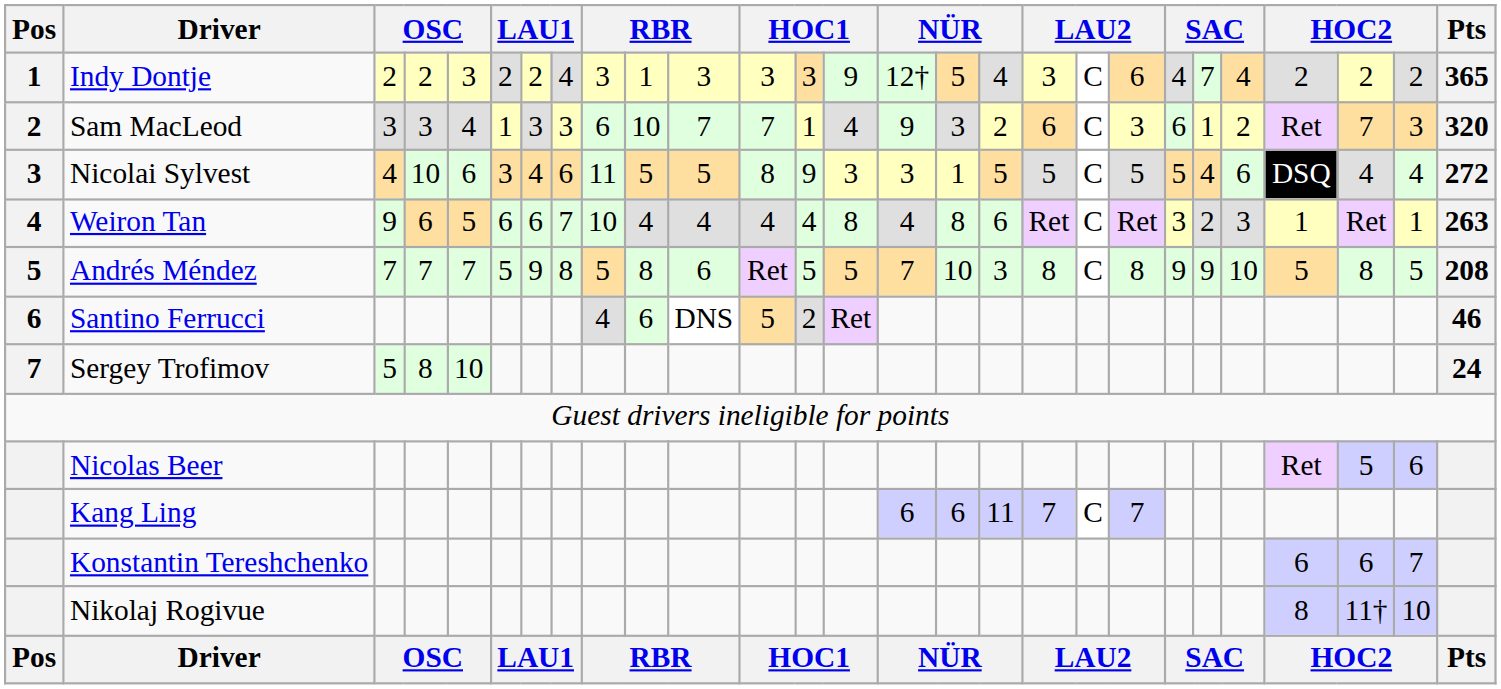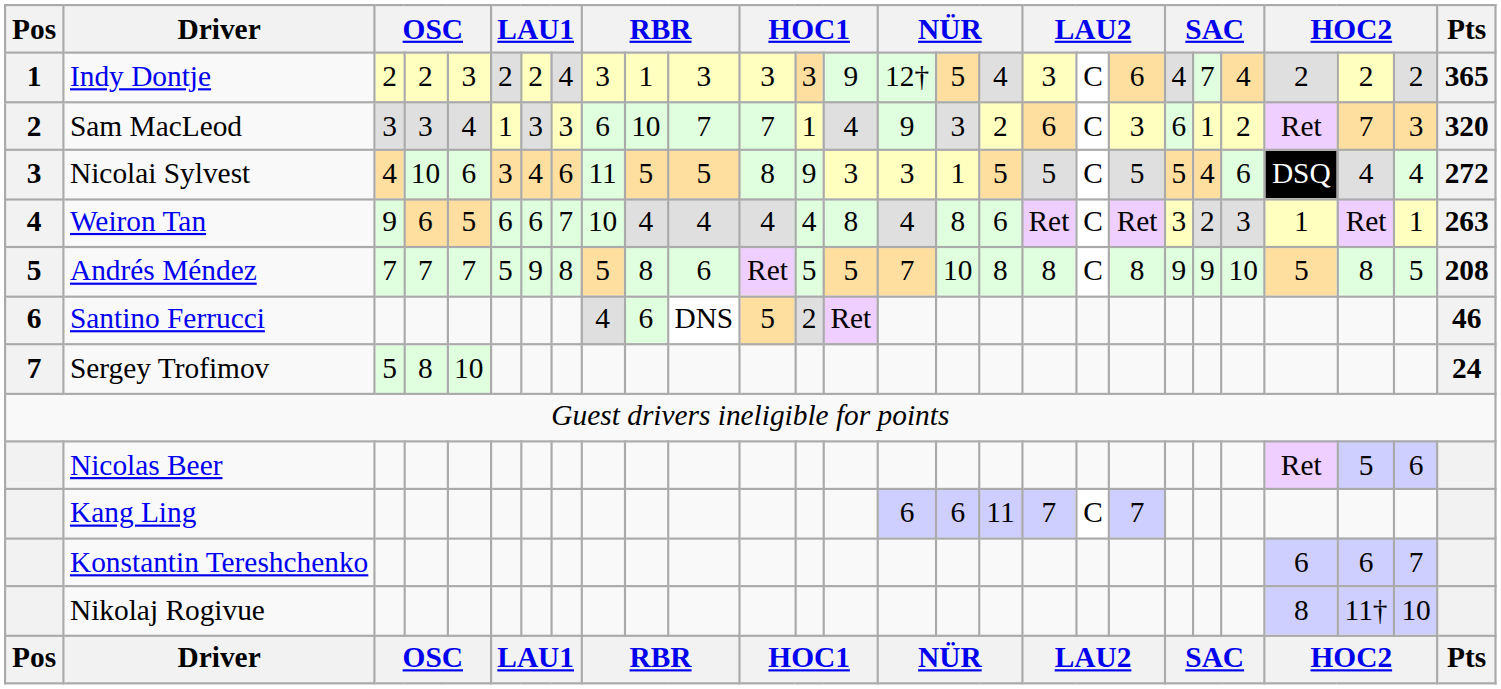(1000, 270) 3 -> (1000, 270) 8
